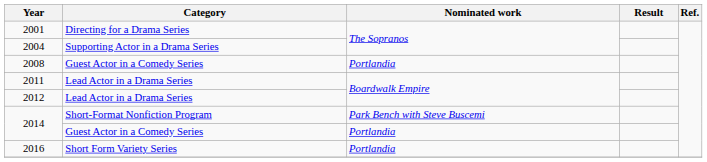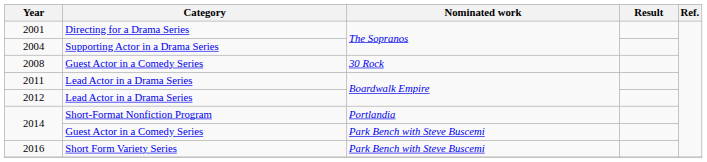(372, 64) Portlandia -> (366, 64) 30 Rock
(417, 115) Park Bench with Steve Buscemi -> (372, 115) Portlandia
(372, 132) Portlandia -> (417, 132) Park Bench with Steve Buscemi
(372, 149) Portlandia -> (417, 149) Park Bench with Steve Buscemi
